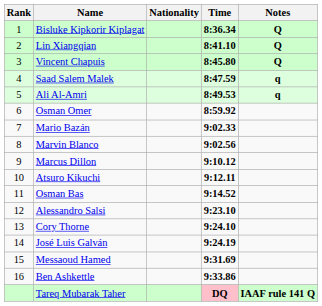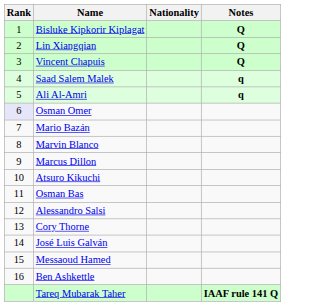- column: (220, 12)
(19, 111) no background -> (19, 111) lavender background
